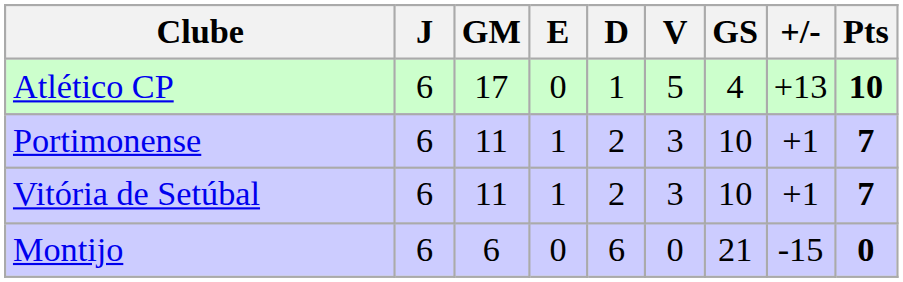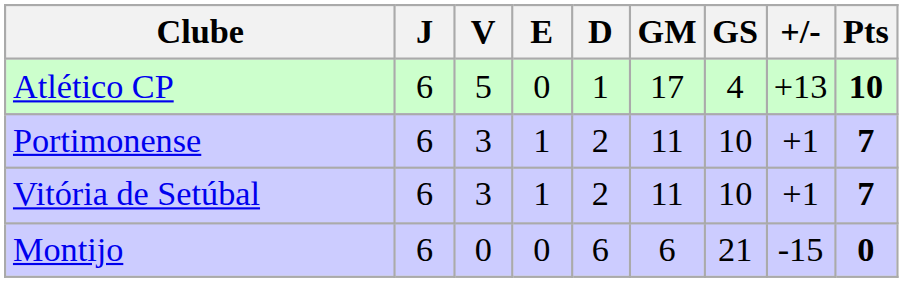columns swapped: (675, 31) <-> (491, 31)
